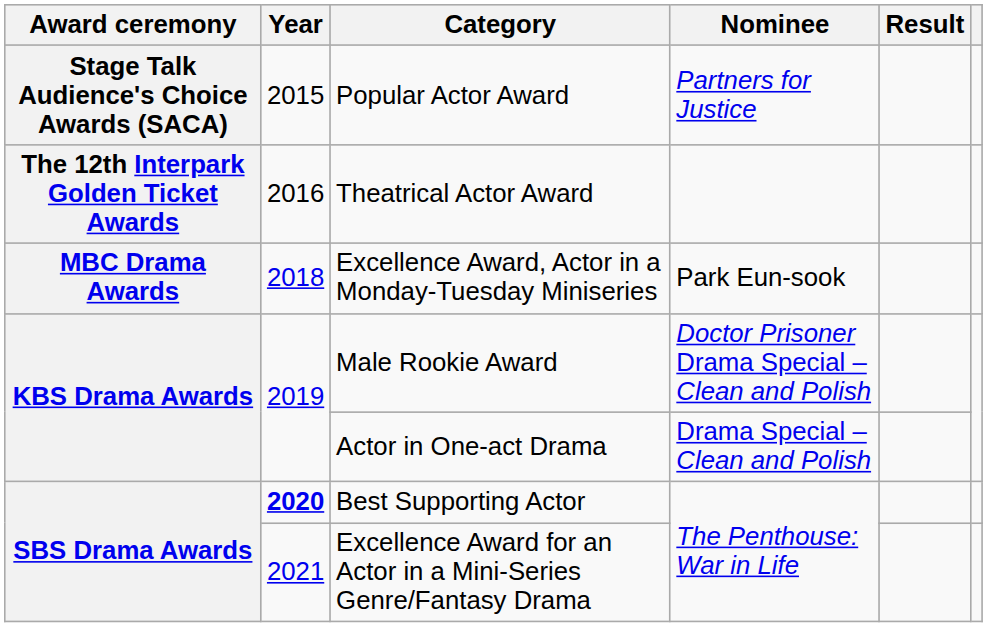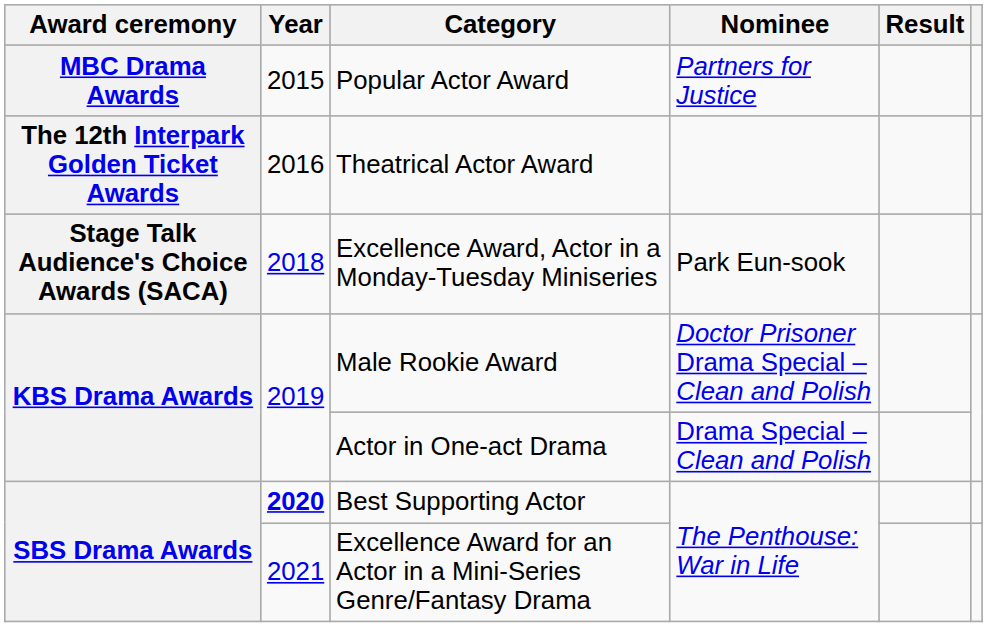(133, 94) Stage Talk Audience's Choice Awards (SACA) -> (133, 80) MBC Drama Awards
(133, 277) MBC Drama Awards -> (133, 263) Stage Talk Audience's Choice Awards (SACA)
